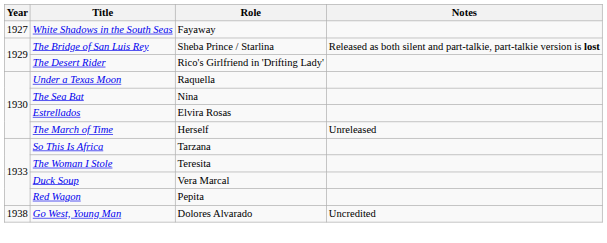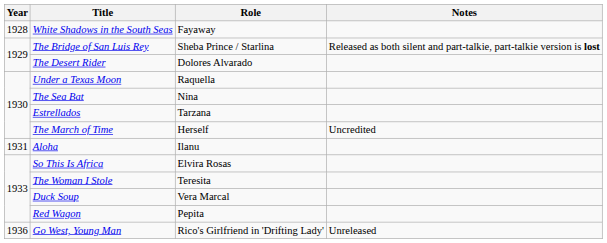(17, 29) 1927 -> (17, 29) 1928
(251, 63) Rico's Girlfriend in 'Drifting Lady' -> (215, 63) Dolores Alvarado
(204, 113) Elvira Rosas -> (194, 113) Tarzana
(353, 130) Unreleased -> (352, 130) Uncredited
+ row: (45, 146)
(194, 146) Tarzana -> (204, 163) Elvira Rosas
(17, 213) 1938 -> (17, 230) 1936
(215, 213) Dolores Alvarado -> (251, 230) Rico's Girlfriend in 'Drifting Lady'
(352, 213) Uncredited -> (353, 230) Unreleased
